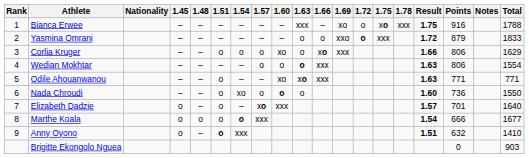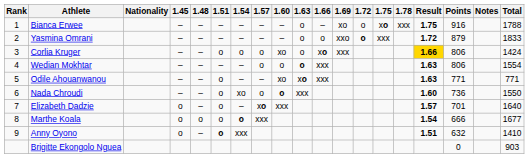(302, 25) xxx -> (302, 25) o
(429, 52) no background -> (429, 52) gold background
(512, 52) 1629 -> (512, 52) 1424
(302, 93) o -> (302, 93) xxx
